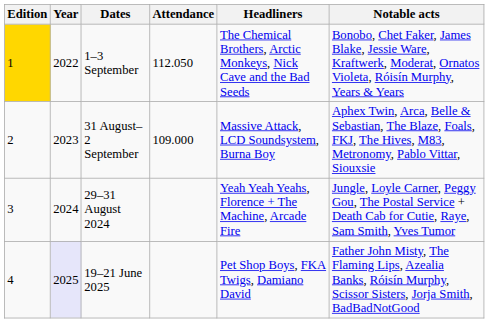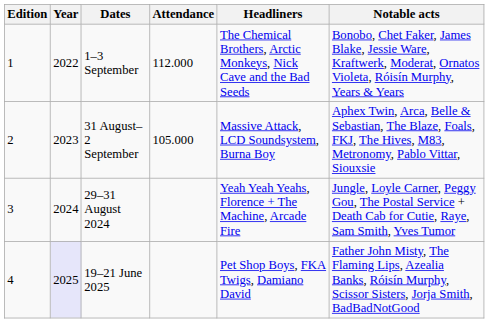(10, 63) gold background -> (10, 63) no background
(173, 63) 112.050 -> (173, 63) 112.000
(173, 139) 109.000 -> (173, 139) 105.000
